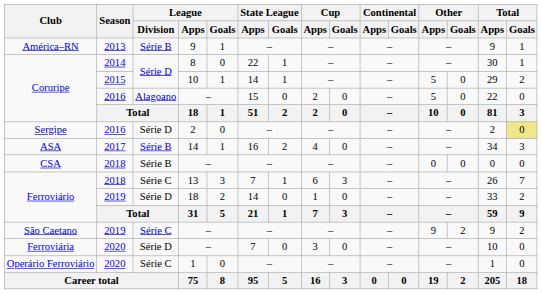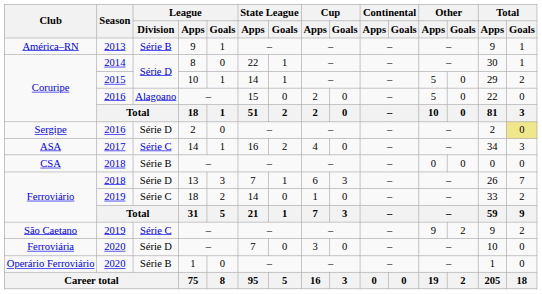(156, 146) Série B -> (156, 146) Série C
(156, 180) Série C -> (156, 180) Série D
(156, 197) Série D -> (156, 197) Série C
(156, 264) Série C -> (156, 264) Série B
